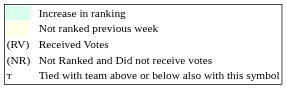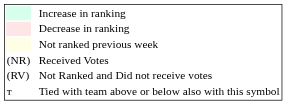+ row: (84, 28)
(18, 44) (RV) -> (19, 60) (NR)
(19, 60) (NR) -> (18, 75) (RV)
